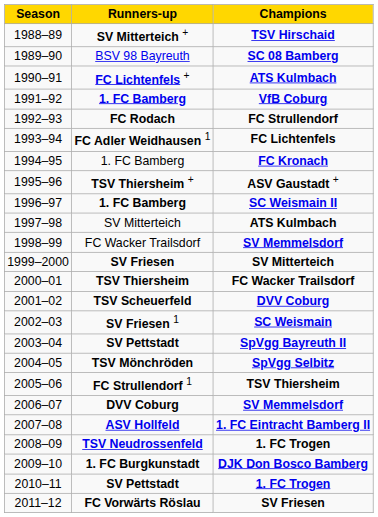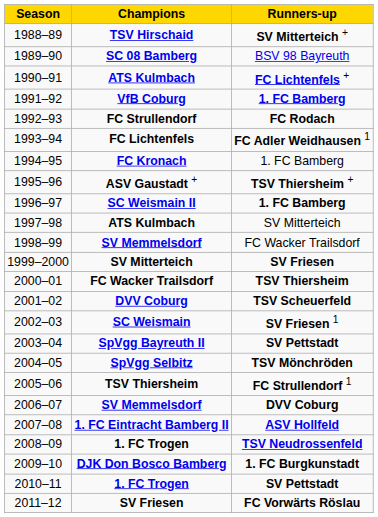columns swapped: (293, 14) <-> (142, 14)
